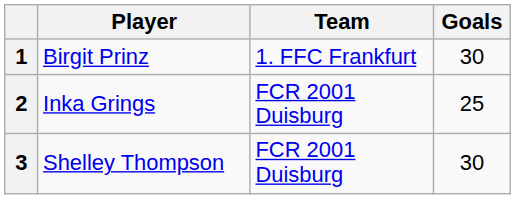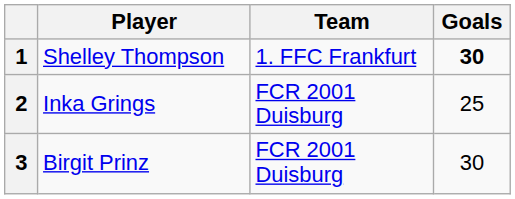(96, 56) Birgit Prinz -> (134, 56) Shelley Thompson
(472, 56) normal -> (472, 56) bold
(134, 163) Shelley Thompson -> (96, 163) Birgit Prinz
